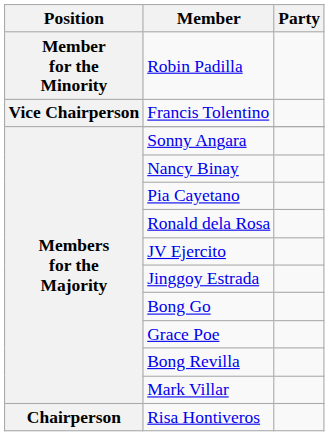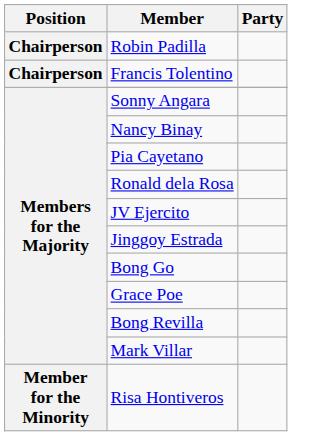(74, 65) Member for the Minority -> (56, 45) Chairperson
(74, 112) Vice Chairperson -> (56, 73) Chairperson
(74, 417) Chairperson -> (56, 397) Member for the Minority
